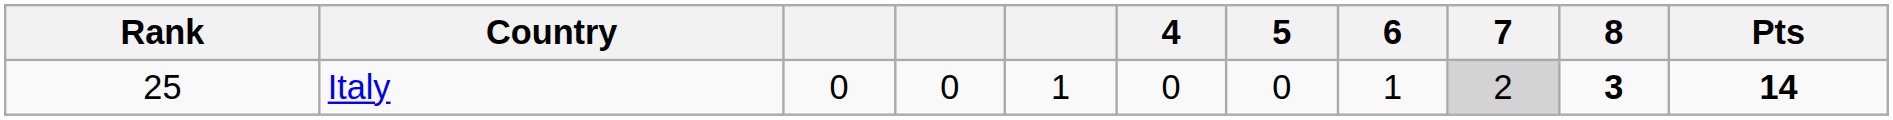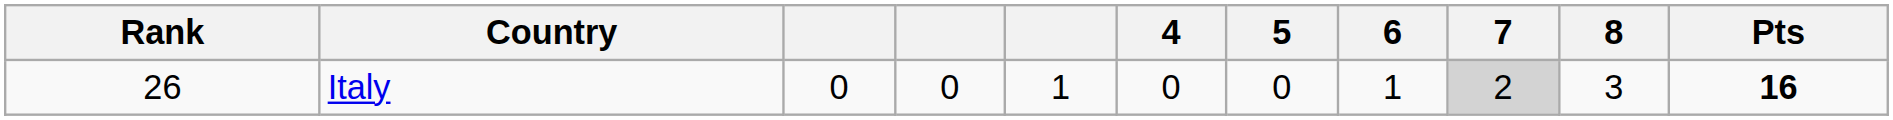(162, 87) 25 -> (162, 87) 26
(1614, 87) bold -> (1614, 87) normal
(1778, 87) 14 -> (1778, 87) 16
